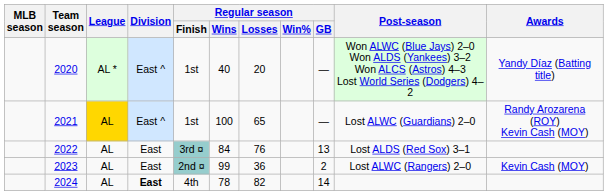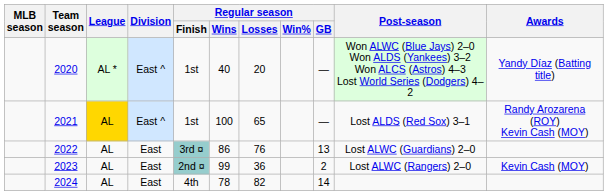(410, 121) Lost ALWC (Guardians) 2–0 -> (410, 121) Lost ALDS (Red Sox) 3–1
(224, 150) 84 -> (224, 150) 86
(410, 150) Lost ALDS (Red Sox) 3–1 -> (410, 150) Lost ALWC (Guardians) 2–0
(151, 183) bold -> (151, 183) normal
